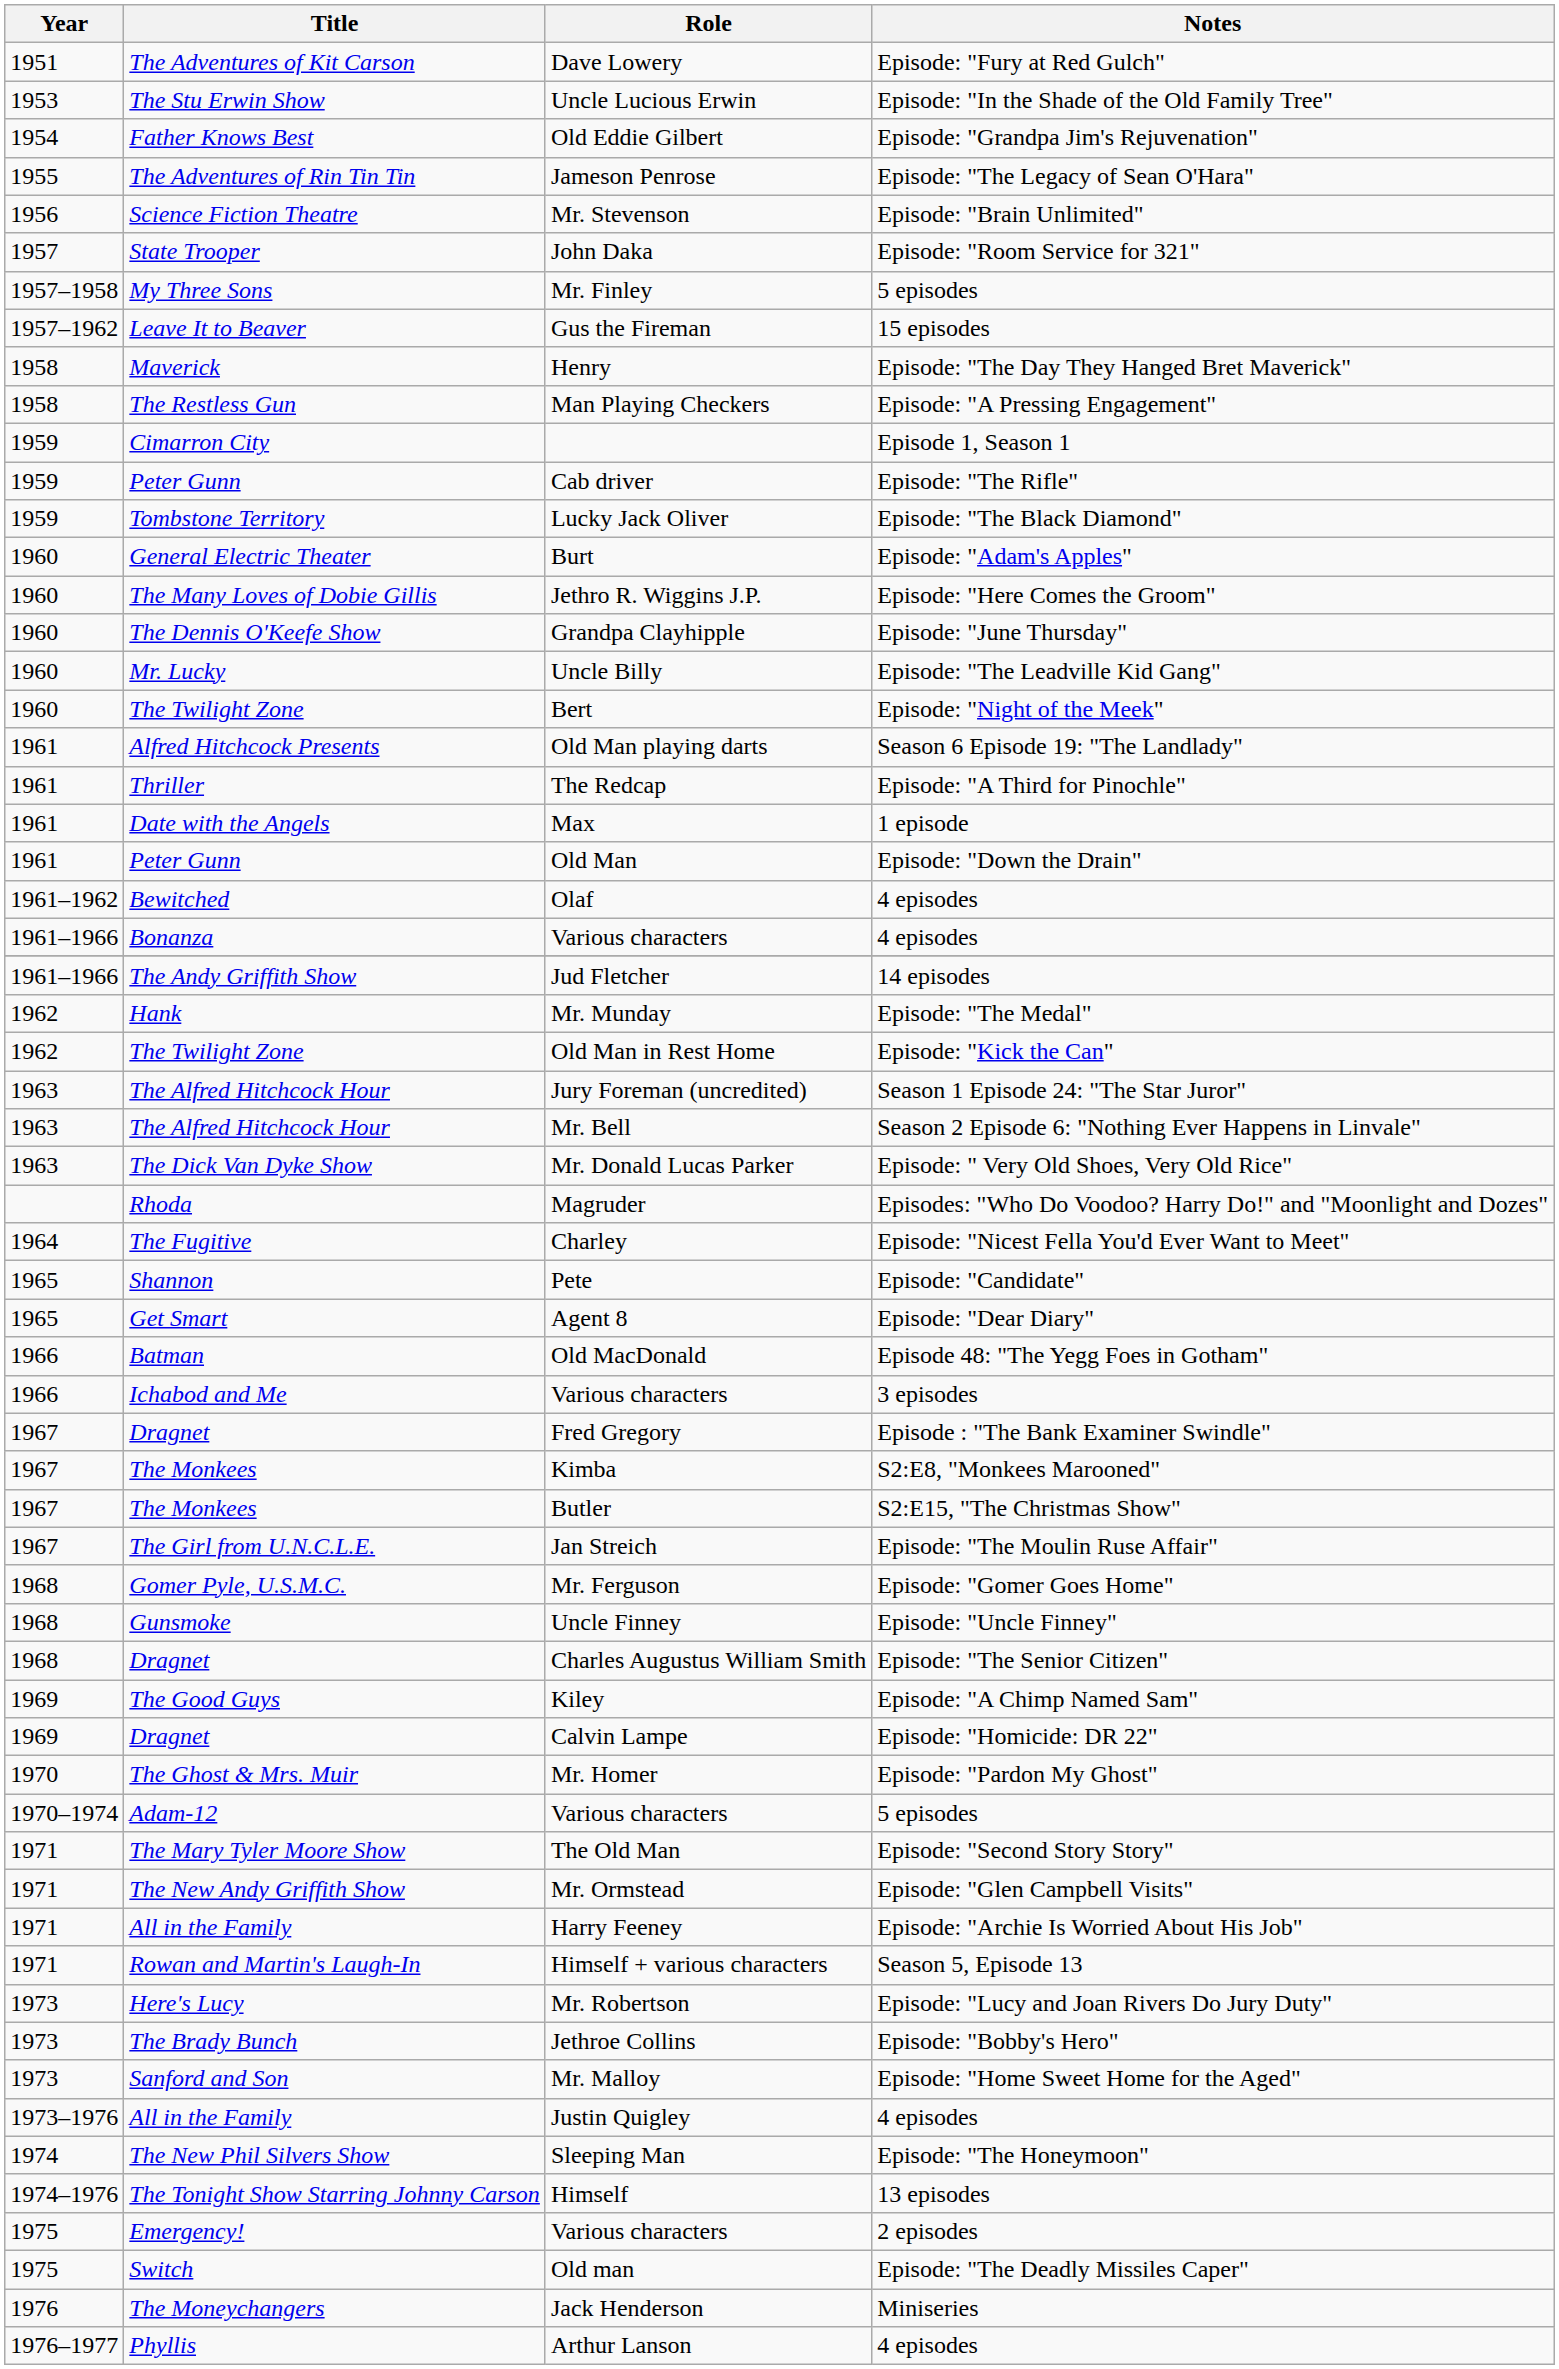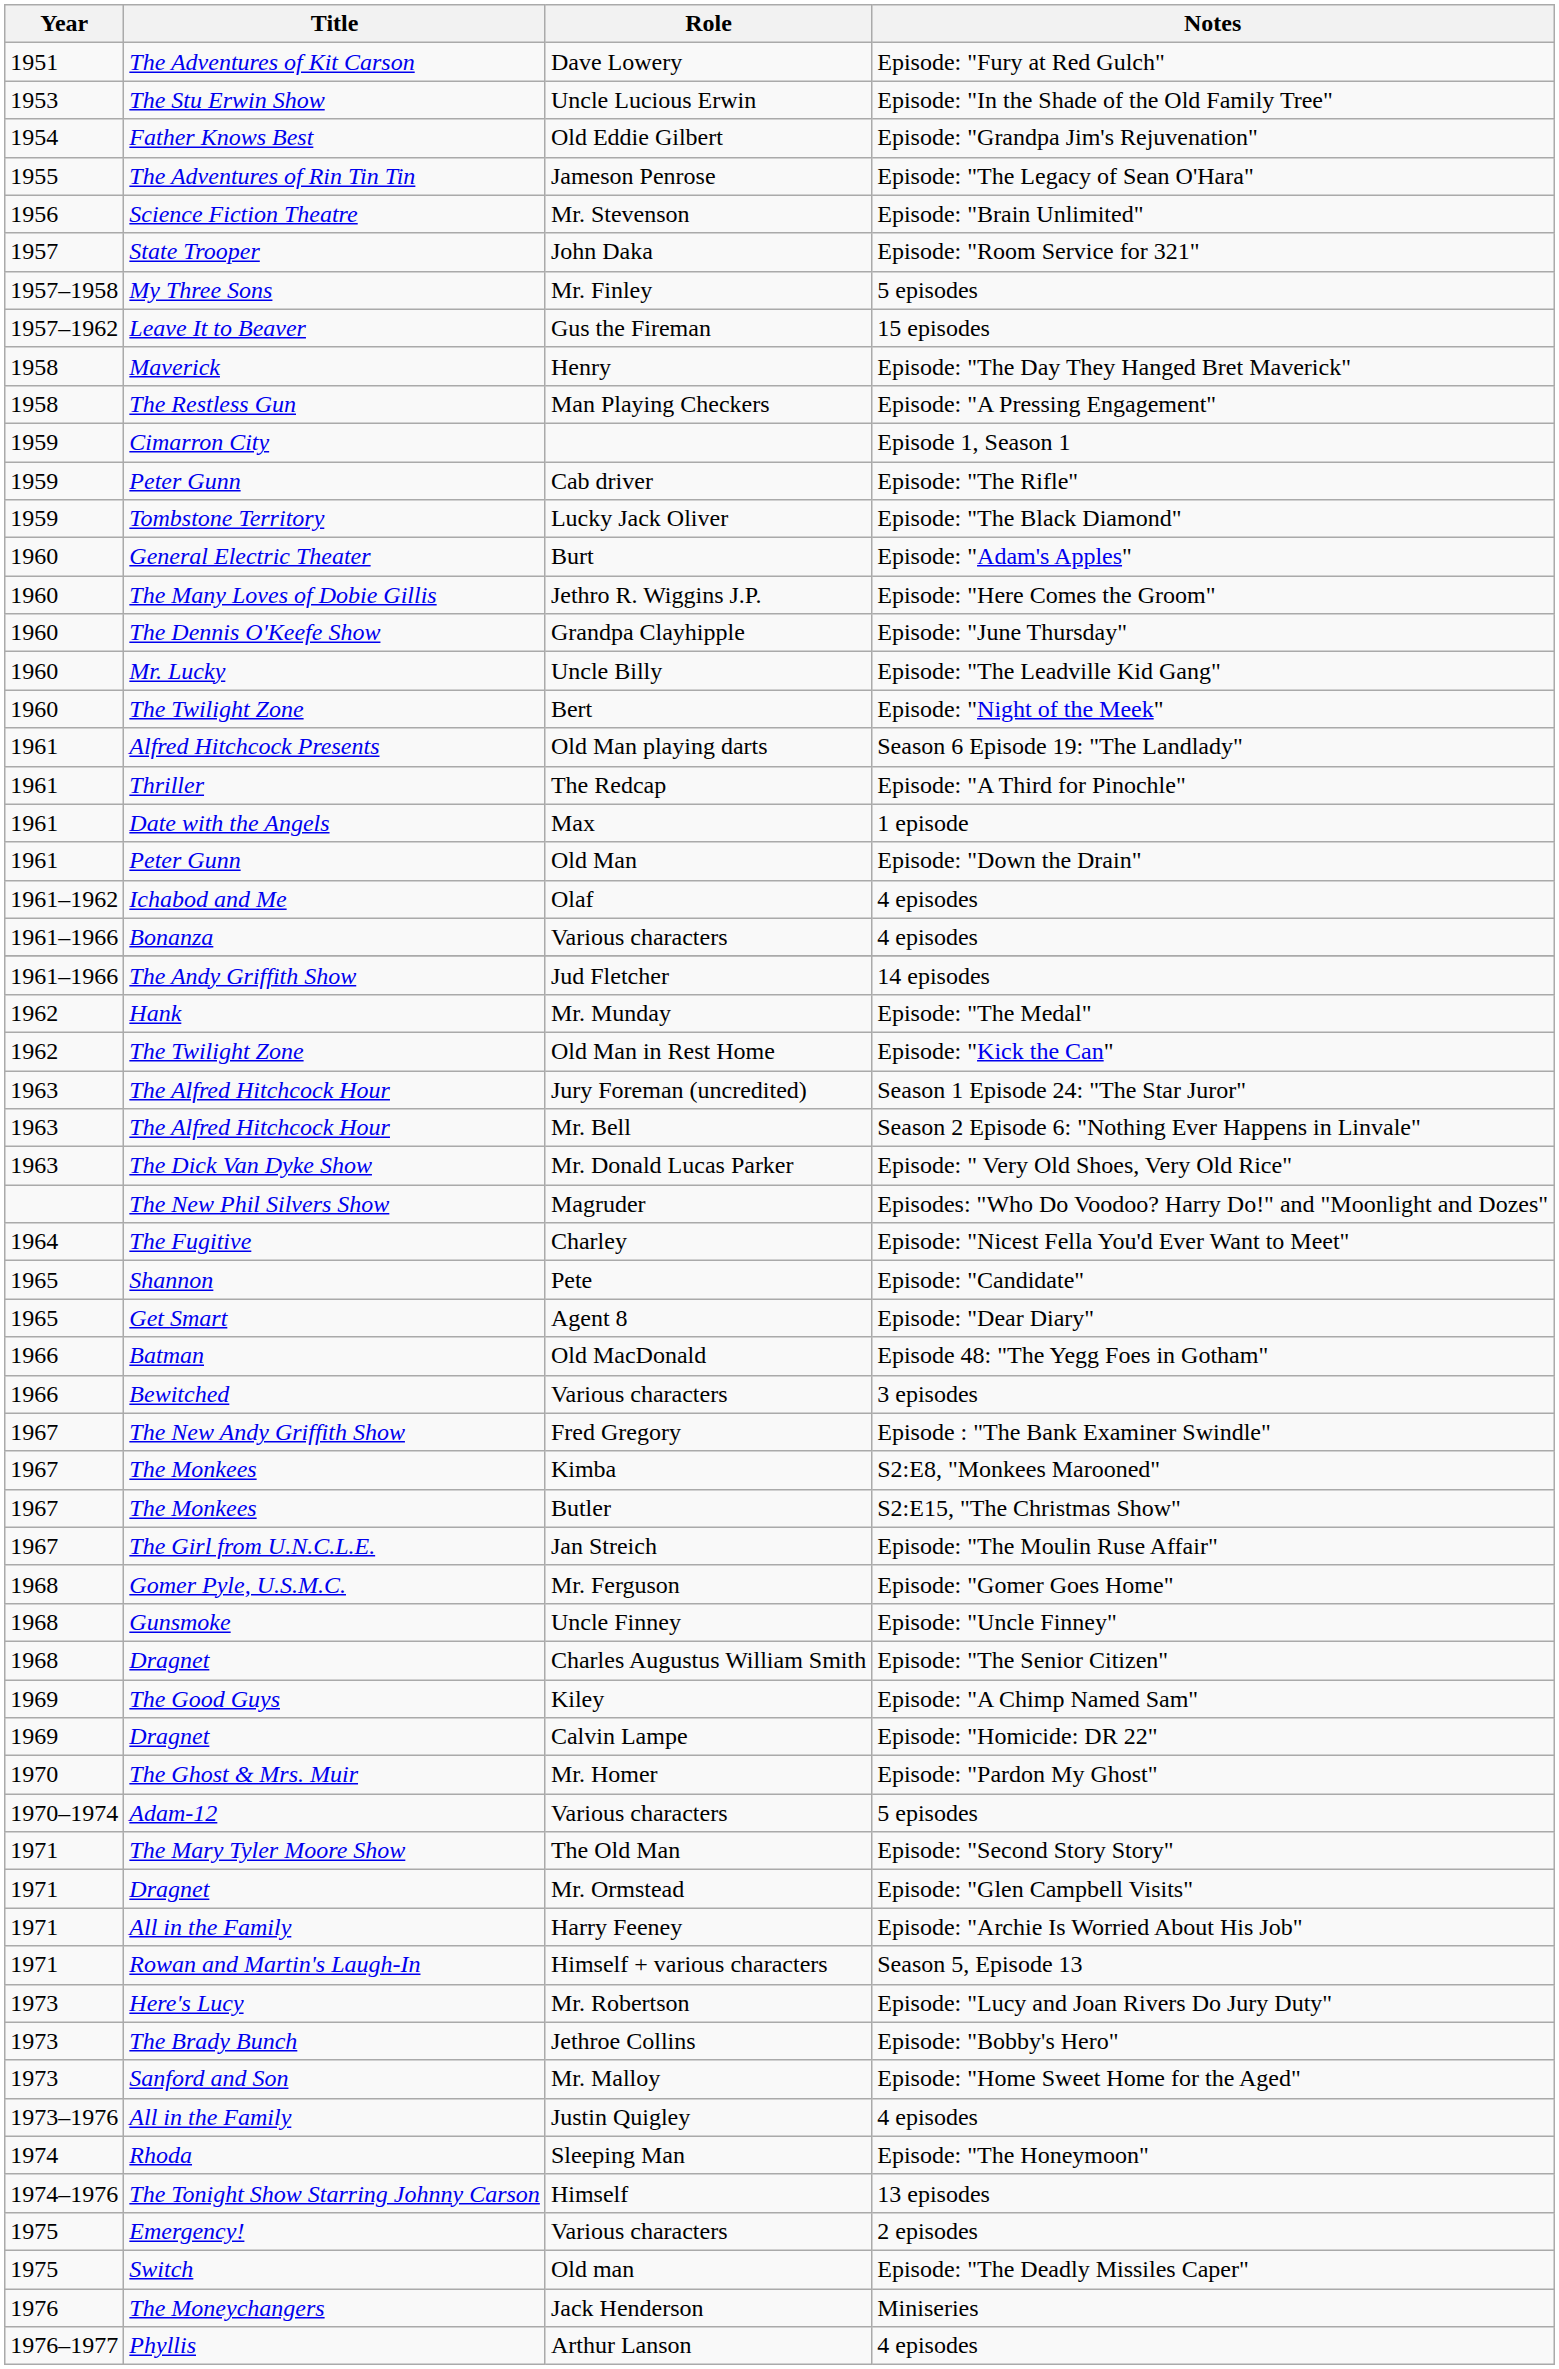(179, 898) Bewitched -> (208, 898) Ichabod and Me
(161, 1203) Rhoda -> (259, 1203) The New Phil Silvers Show
(208, 1393) Ichabod and Me -> (179, 1393) Bewitched
(169, 1431) Dragnet -> (267, 1431) The New Andy Griffith Show
(267, 1888) The New Andy Griffith Show -> (169, 1888) Dragnet
(259, 2155) The New Phil Silvers Show -> (161, 2155) Rhoda
